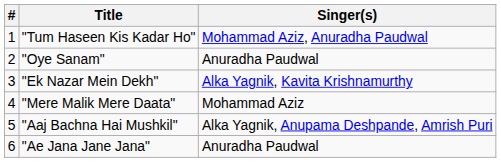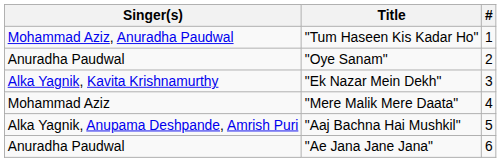columns swapped: (12, 16) <-> (347, 16)
